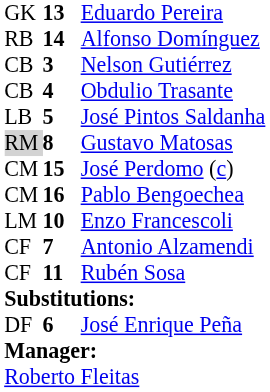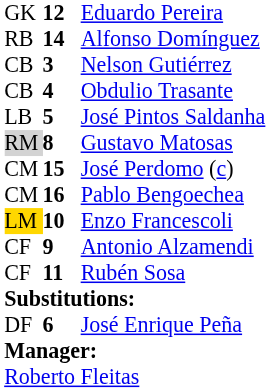(53, 12) 13 -> (53, 12) 12
(21, 220) no background -> (21, 220) gold background
(48, 246) 7 -> (48, 246) 9
